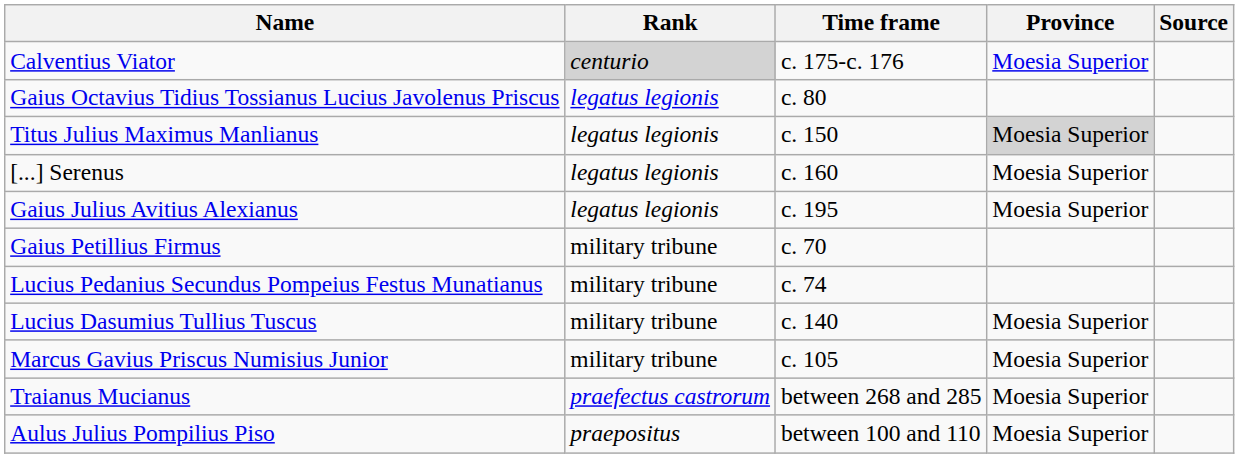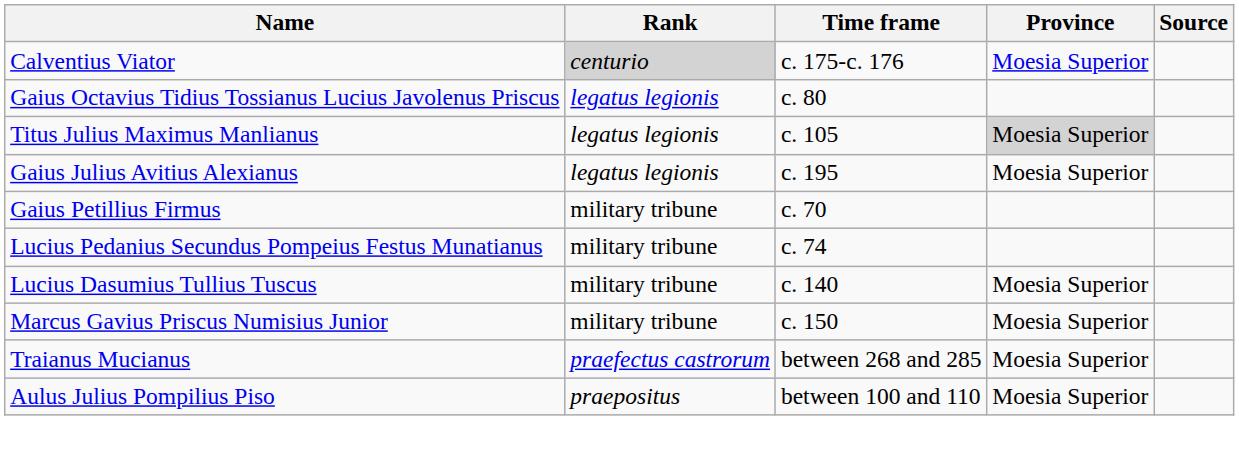(810, 135) c. 150 -> (810, 135) c. 105
- row: (67, 172)
(810, 358) c. 105 -> (810, 321) c. 150
